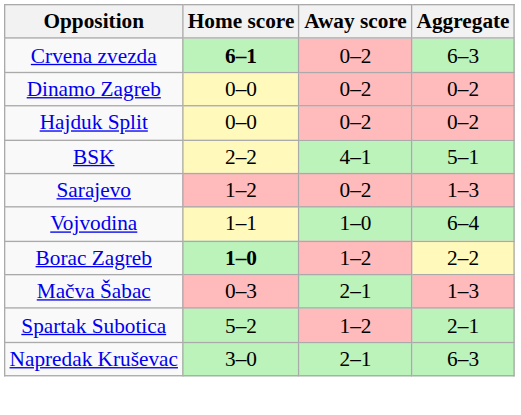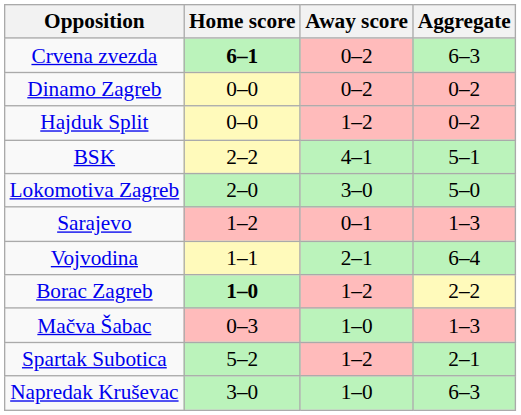(355, 122) 0–2 -> (357, 122) 1–2
+ row: (94, 190)
(355, 190) 0–2 -> (357, 223) 0–1
(355, 223) 1–0 -> (357, 257) 2–1
(355, 291) 2–1 -> (357, 325) 1–0
(355, 358) 2–1 -> (357, 392) 1–0
